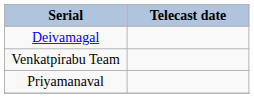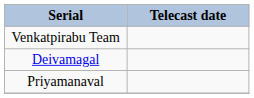rows swapped: (66, 37) <-> (66, 59)
